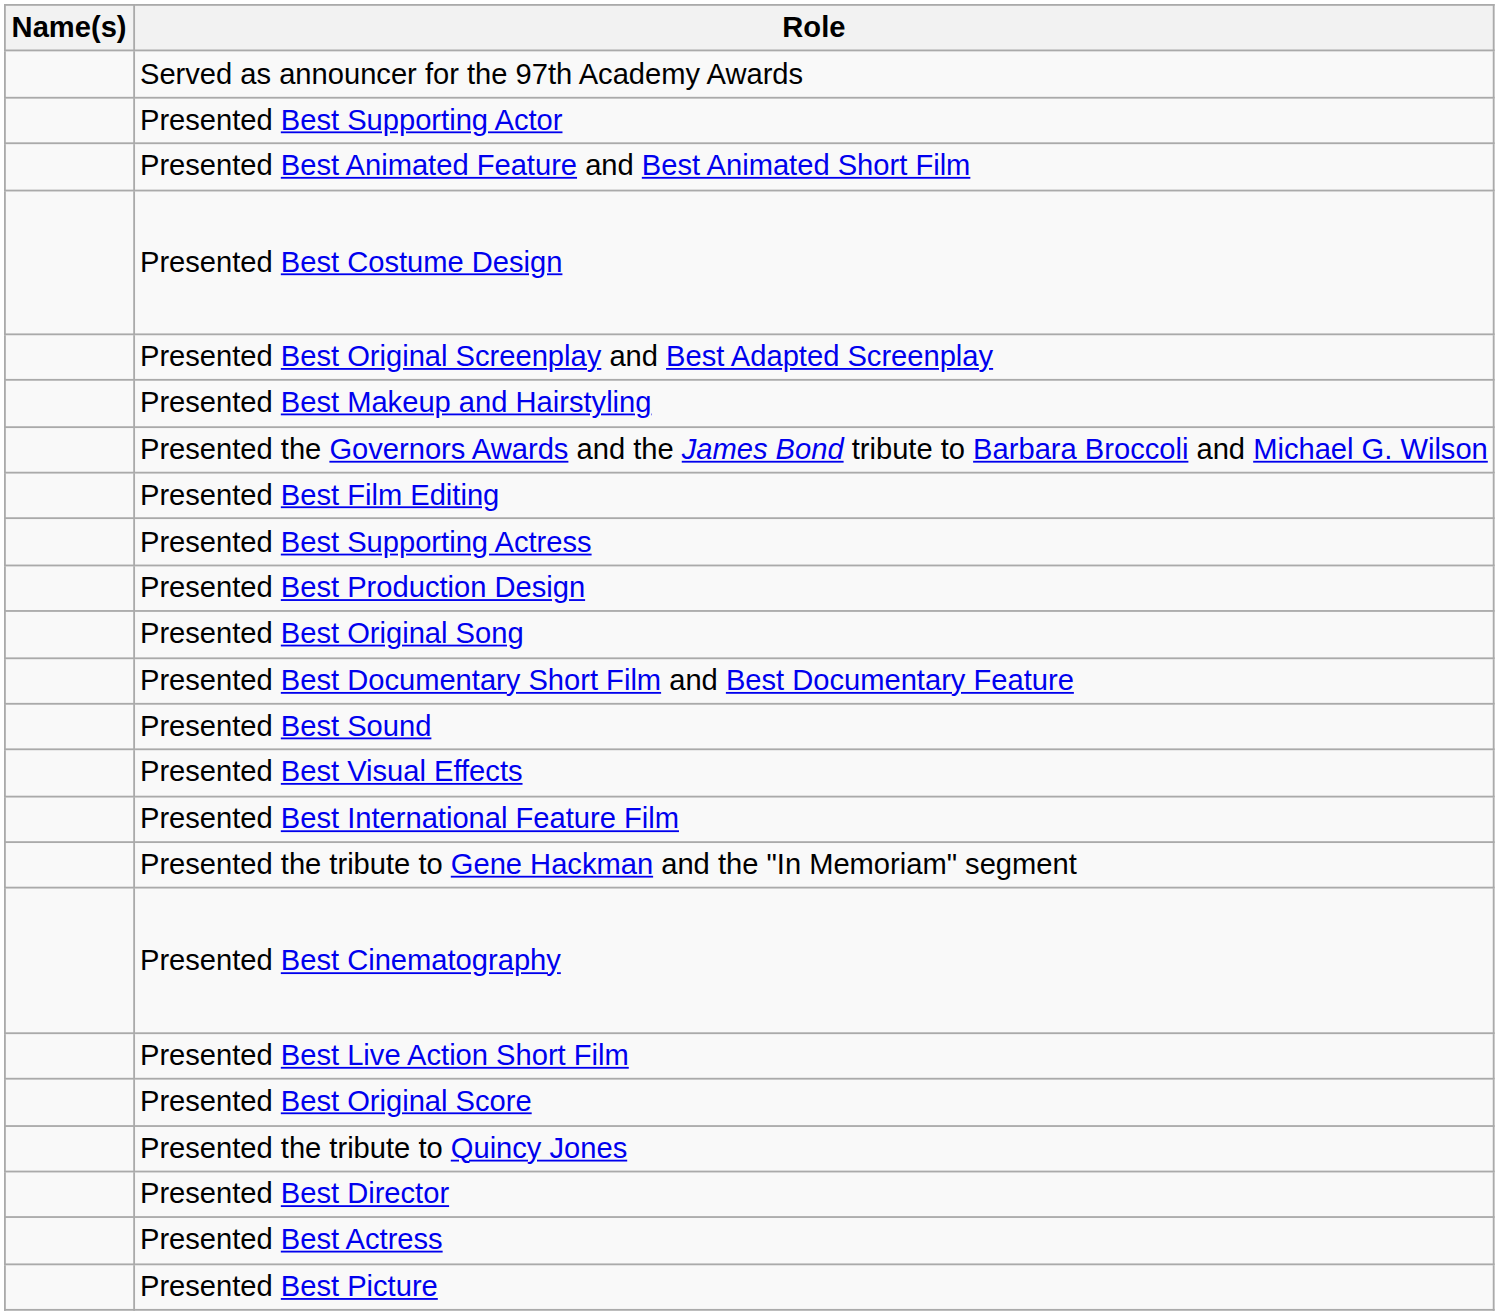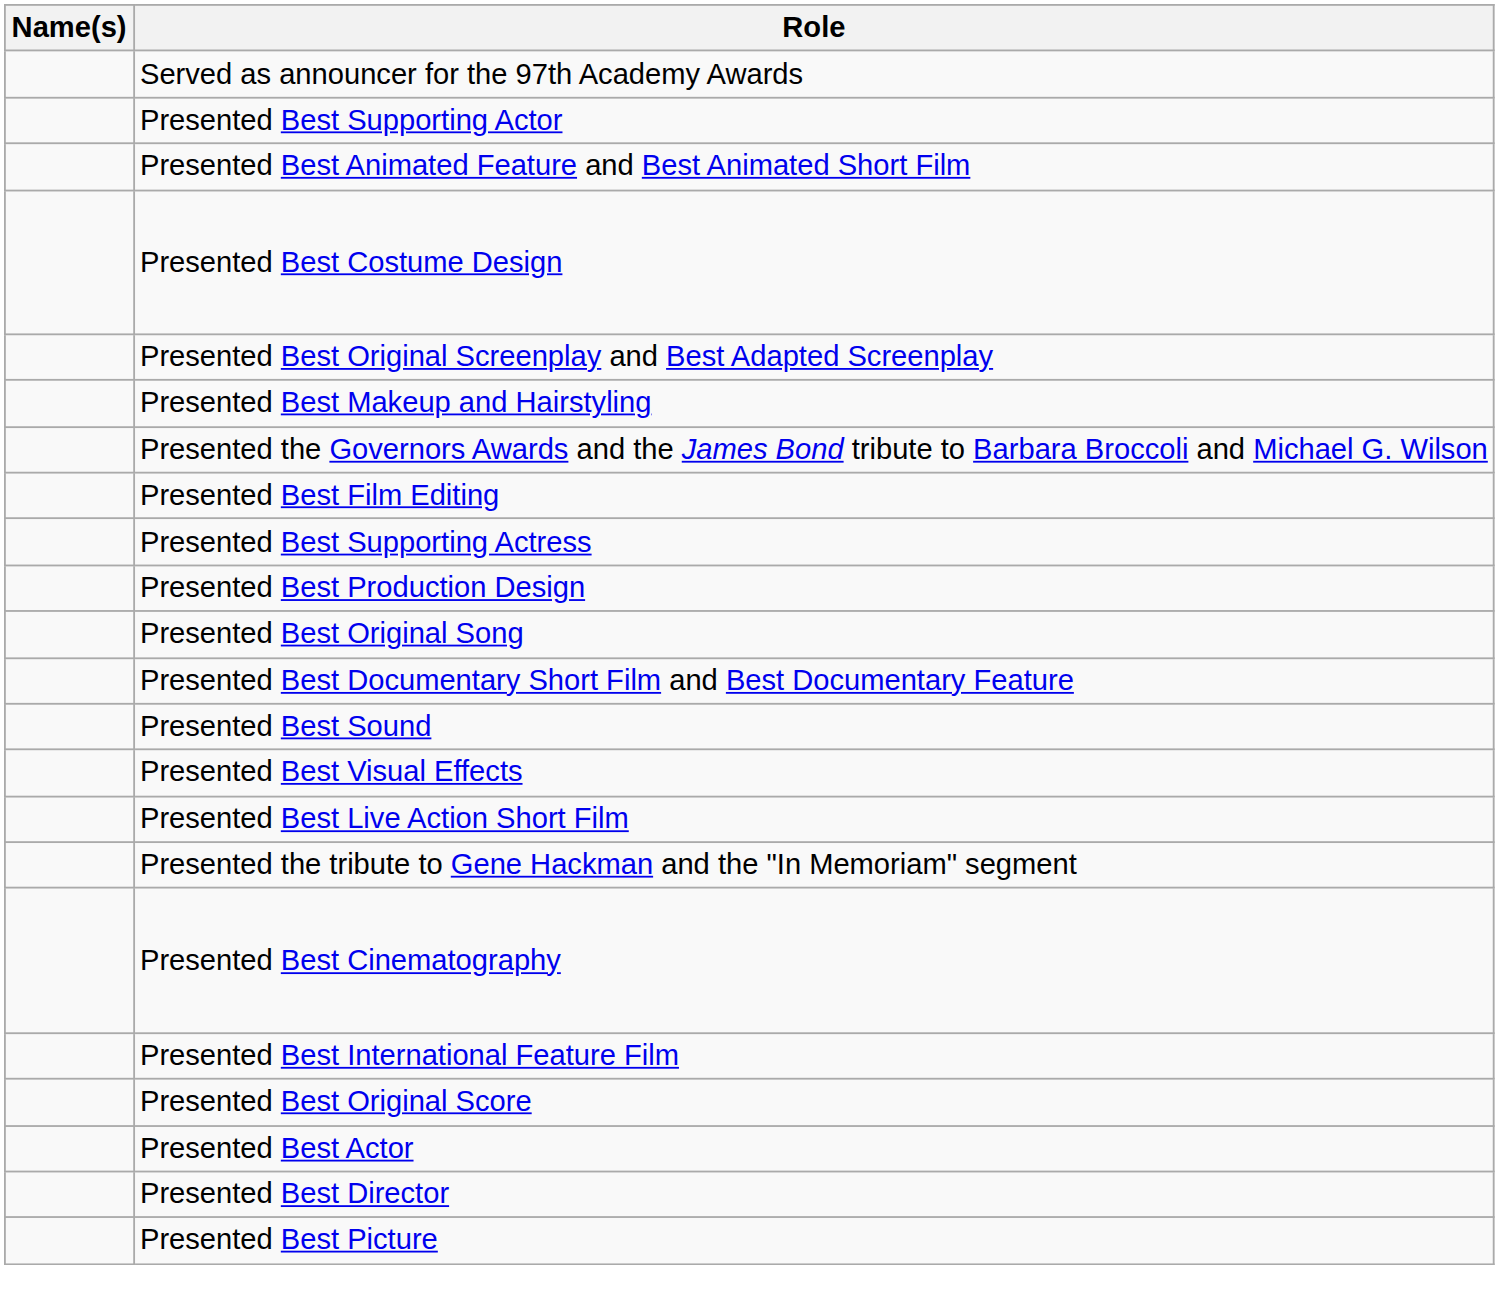rows swapped: (384, 1055) <-> (409, 818)
- row: (384, 1147)
+ row: (277, 1147)
- row: (291, 1240)
